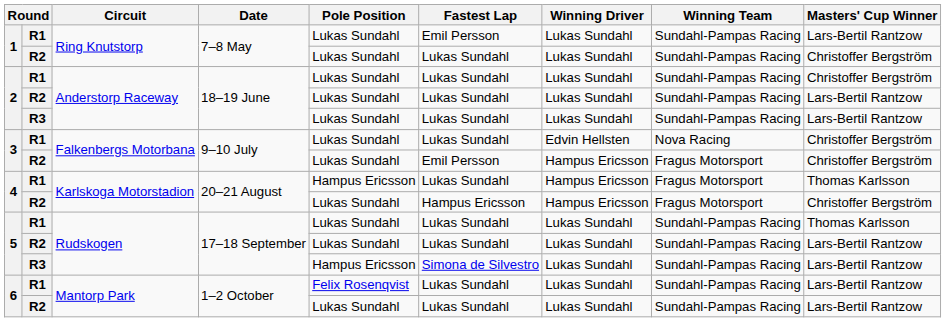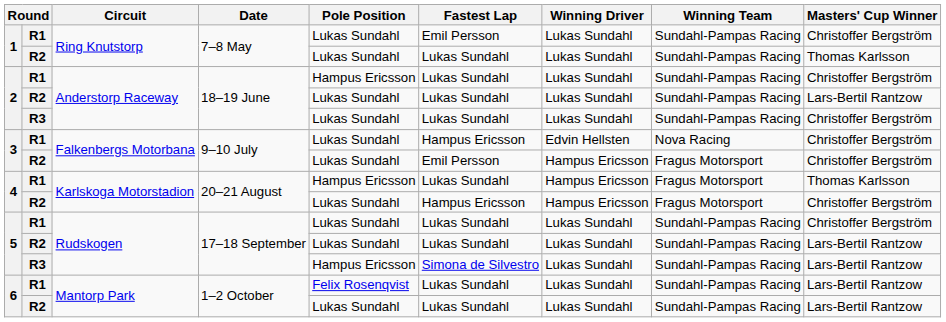(865, 35) Lars-Bertil Rantzow -> (870, 35) Christoffer Bergström
(870, 56) Christoffer Bergström -> (858, 56) Thomas Karlsson
(356, 77) Lukas Sundahl -> (364, 77) Hampus Ericsson
(865, 118) Lars-Bertil Rantzow -> (870, 118) Christoffer Bergström
(465, 139) Lukas Sundahl -> (473, 139) Hampus Ericsson
(858, 222) Thomas Karlsson -> (870, 222) Christoffer Bergström
